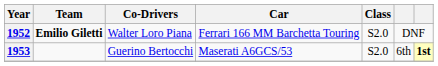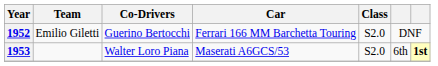(69, 33) bold -> (67, 33) normal
(150, 33) Walter Loro Piana -> (147, 33) Guerino Bertocchi
(150, 52) Guerino Bertocchi -> (147, 52) Walter Loro Piana
